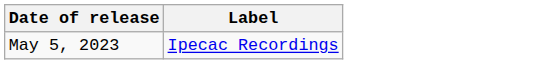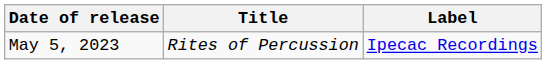+ column: (263, 18)
